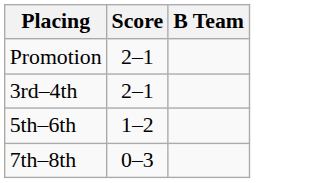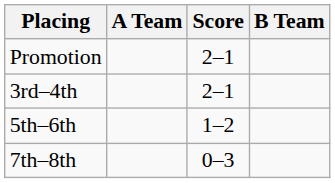+ column: (147, 21)
